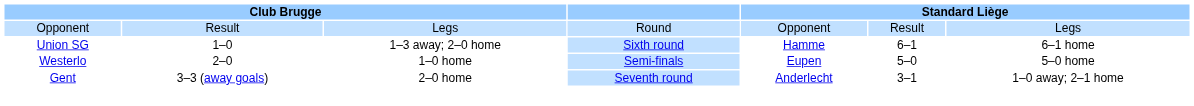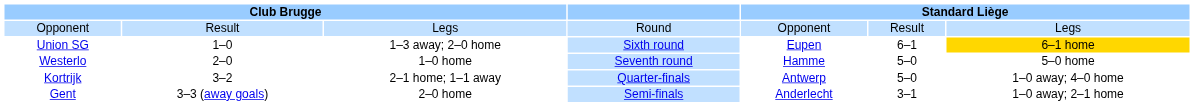(804, 45) Hamme -> (804, 45) Eupen
(1068, 45) no background -> (1068, 45) gold background
(654, 61) Semi-finals -> (654, 61) Seventh round
(804, 61) Eupen -> (804, 61) Hamme
+ row: (63, 78)
(654, 78) Seventh round -> (654, 94) Semi-finals
